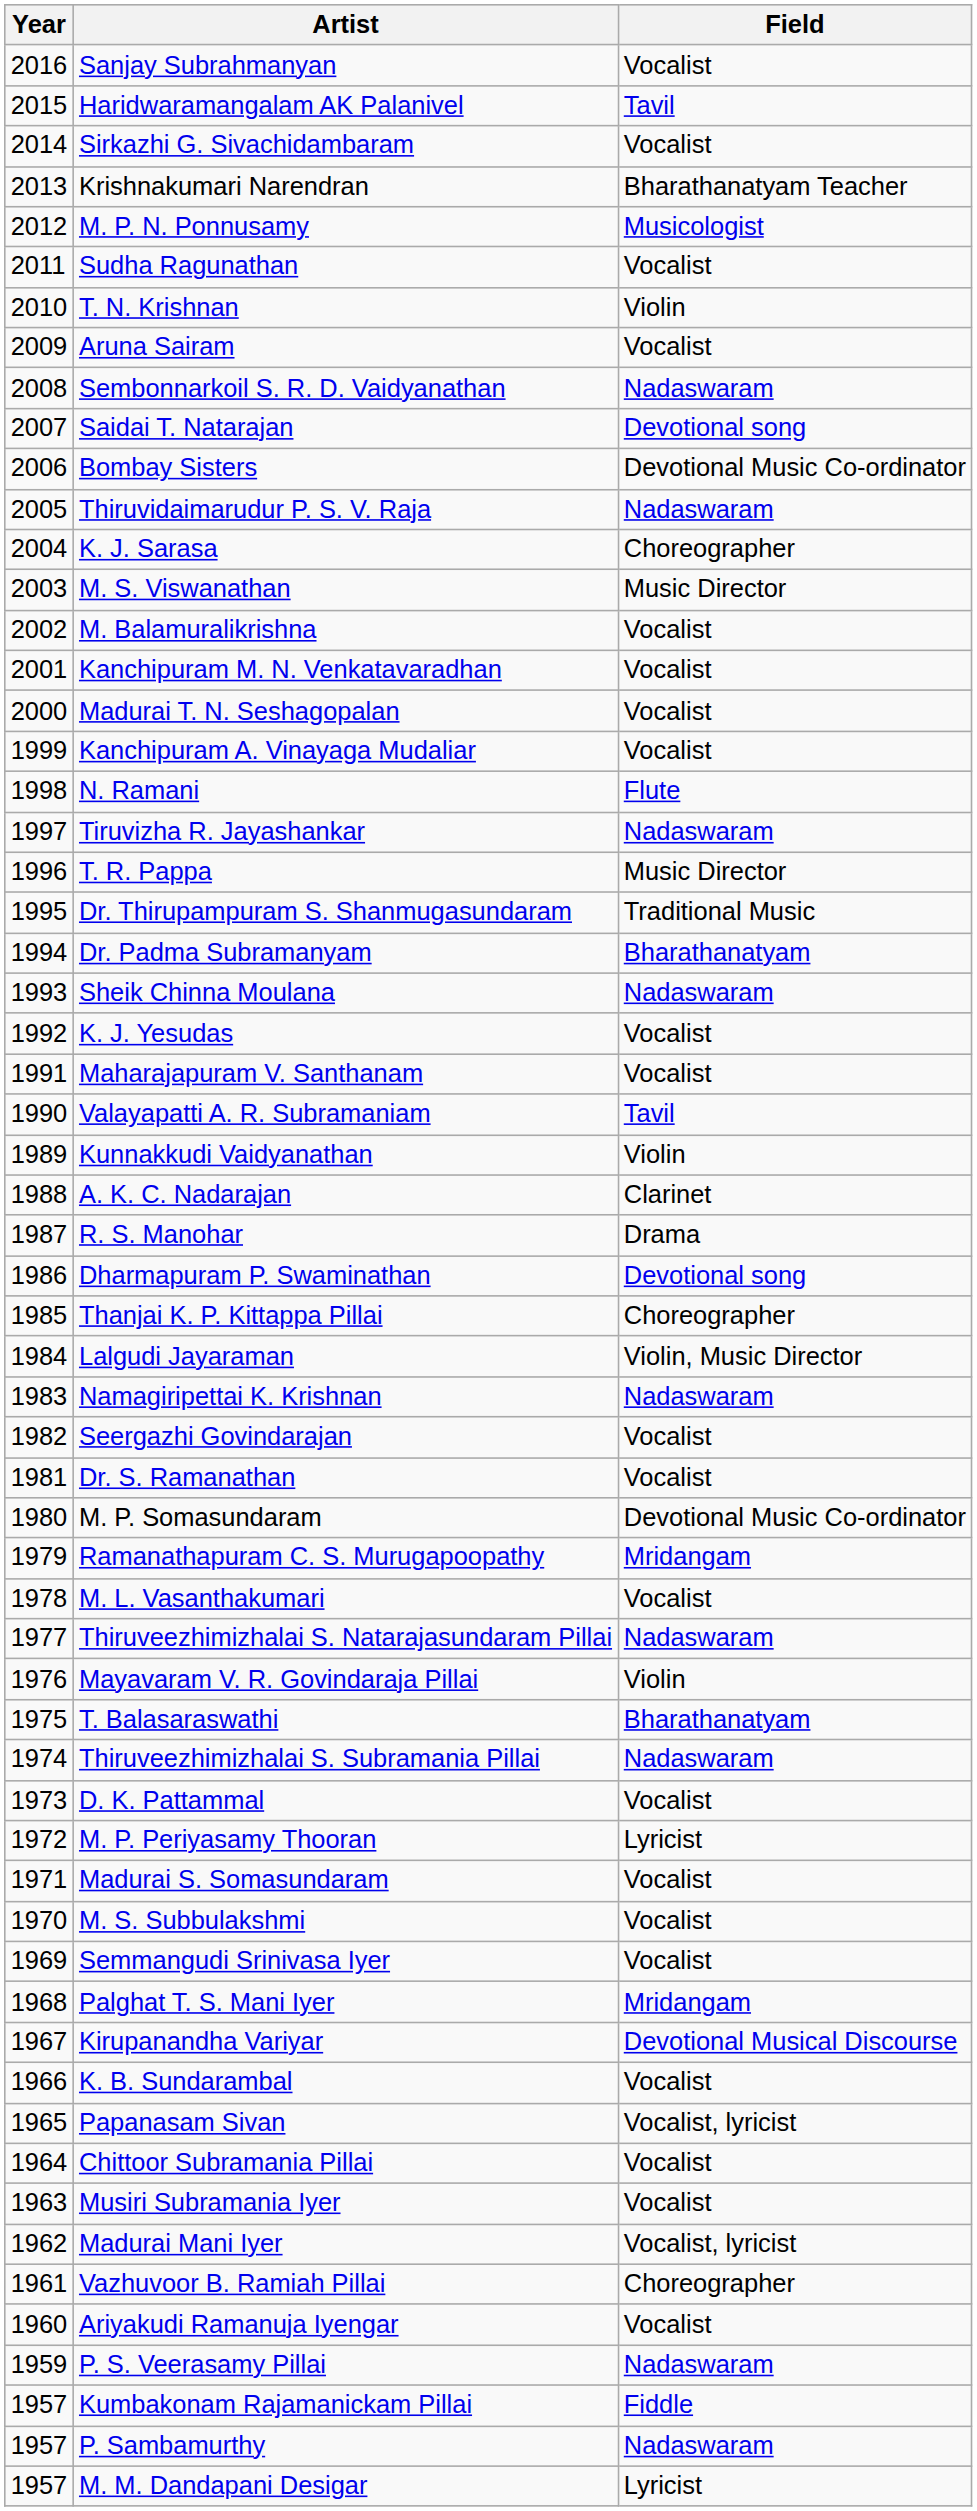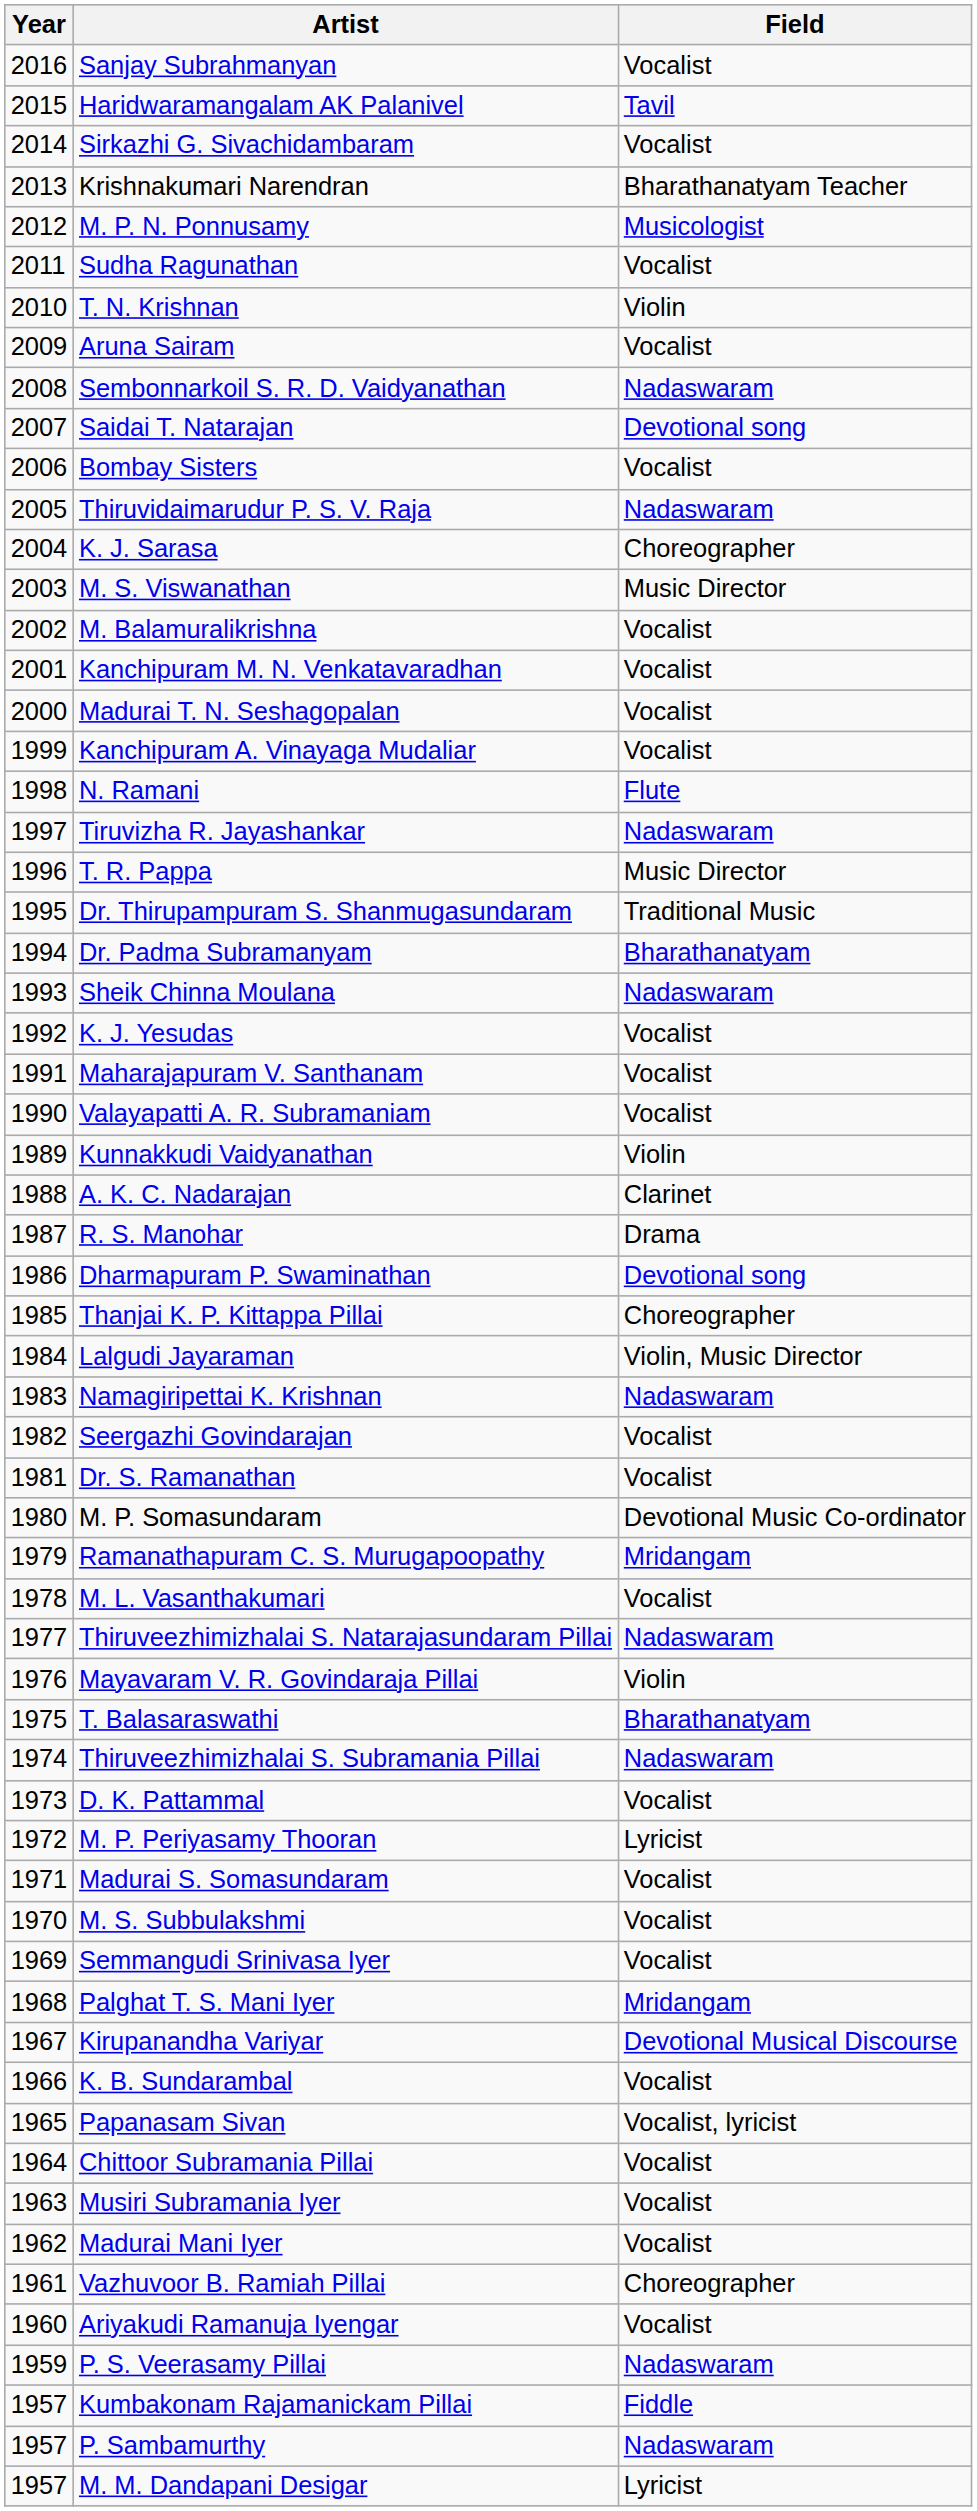(795, 468) Devotional Music Co-ordinator -> (668, 468) Vocalist
(649, 1114) Tavil -> (668, 1114) Vocalist
(710, 2243) Vocalist, lyricist -> (668, 2243) Vocalist
